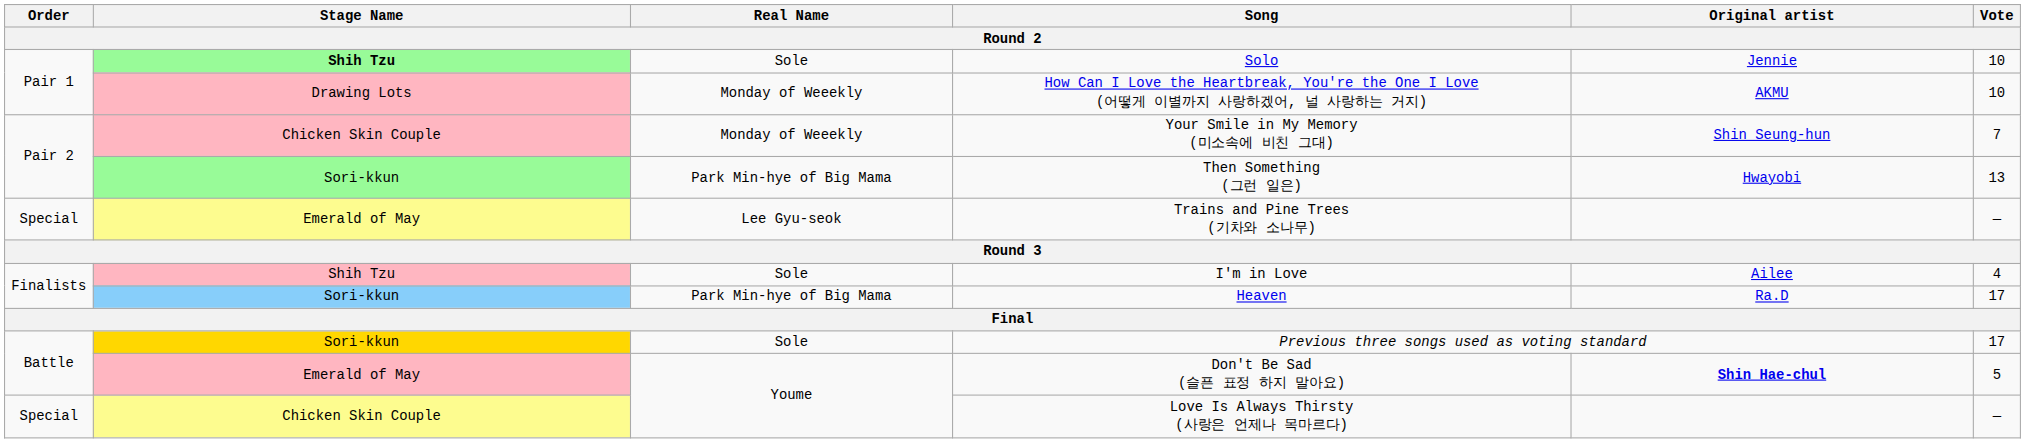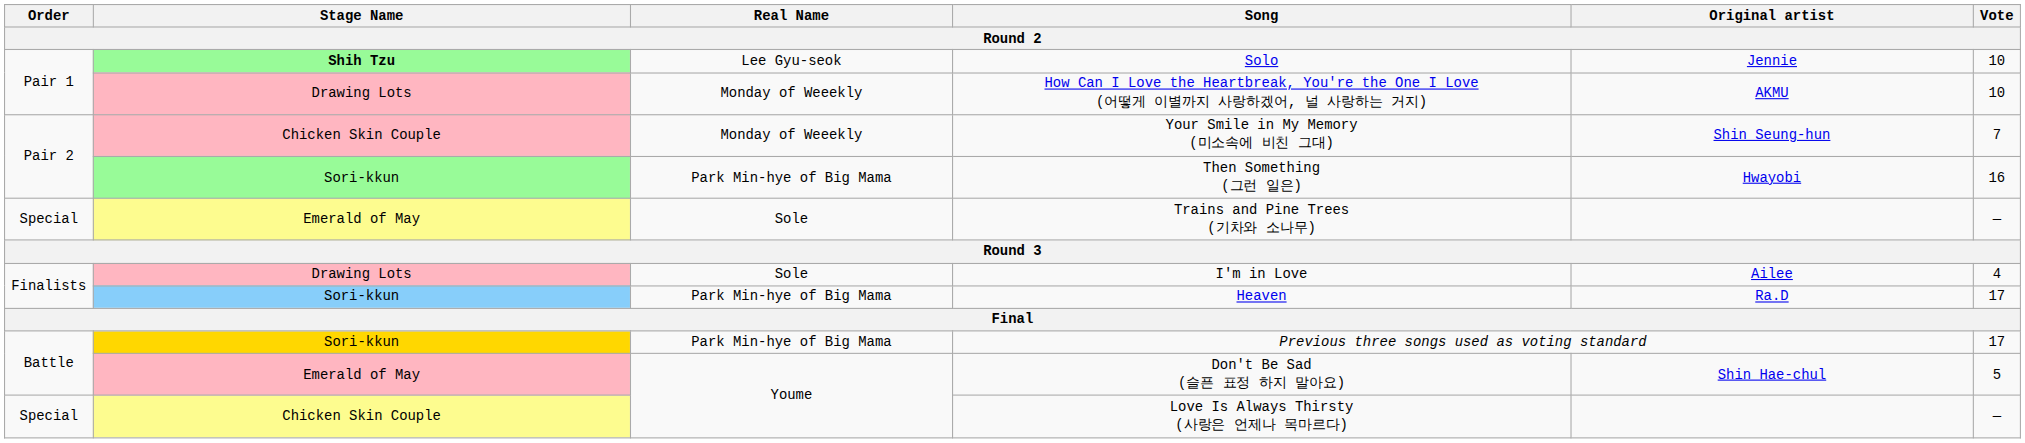(791, 61) Sole -> (791, 61) Lee Gyu-seok
(1997, 177) 13 -> (1997, 177) 16
(791, 219) Lee Gyu-seok -> (791, 219) Sole
(362, 274) Shih Tzu -> (362, 274) Drawing Lots
(791, 342) Sole -> (791, 342) Park Min-hye of Big Mama
(1772, 375) bold -> (1772, 375) normal
